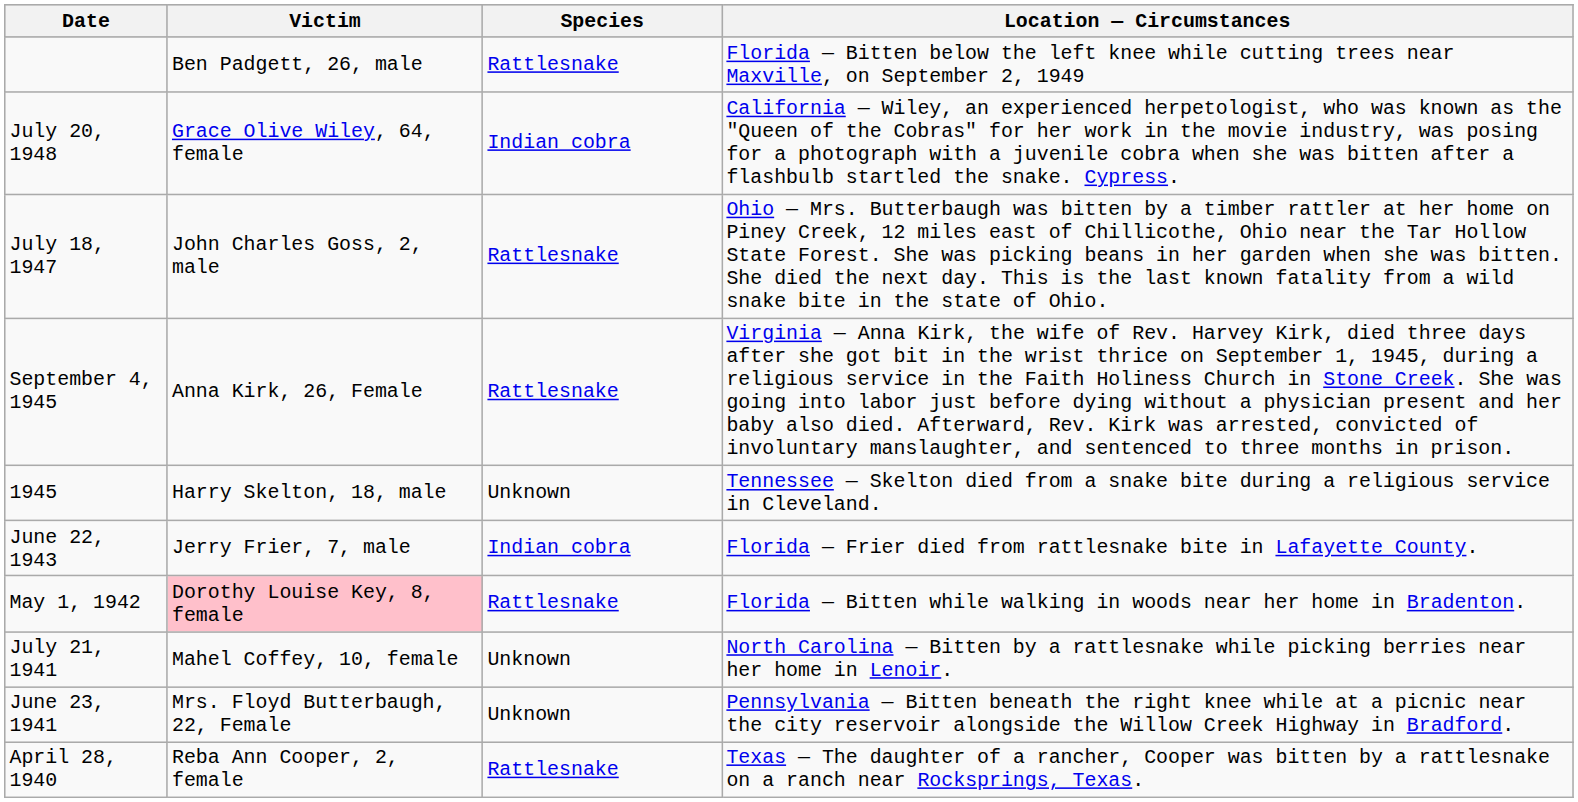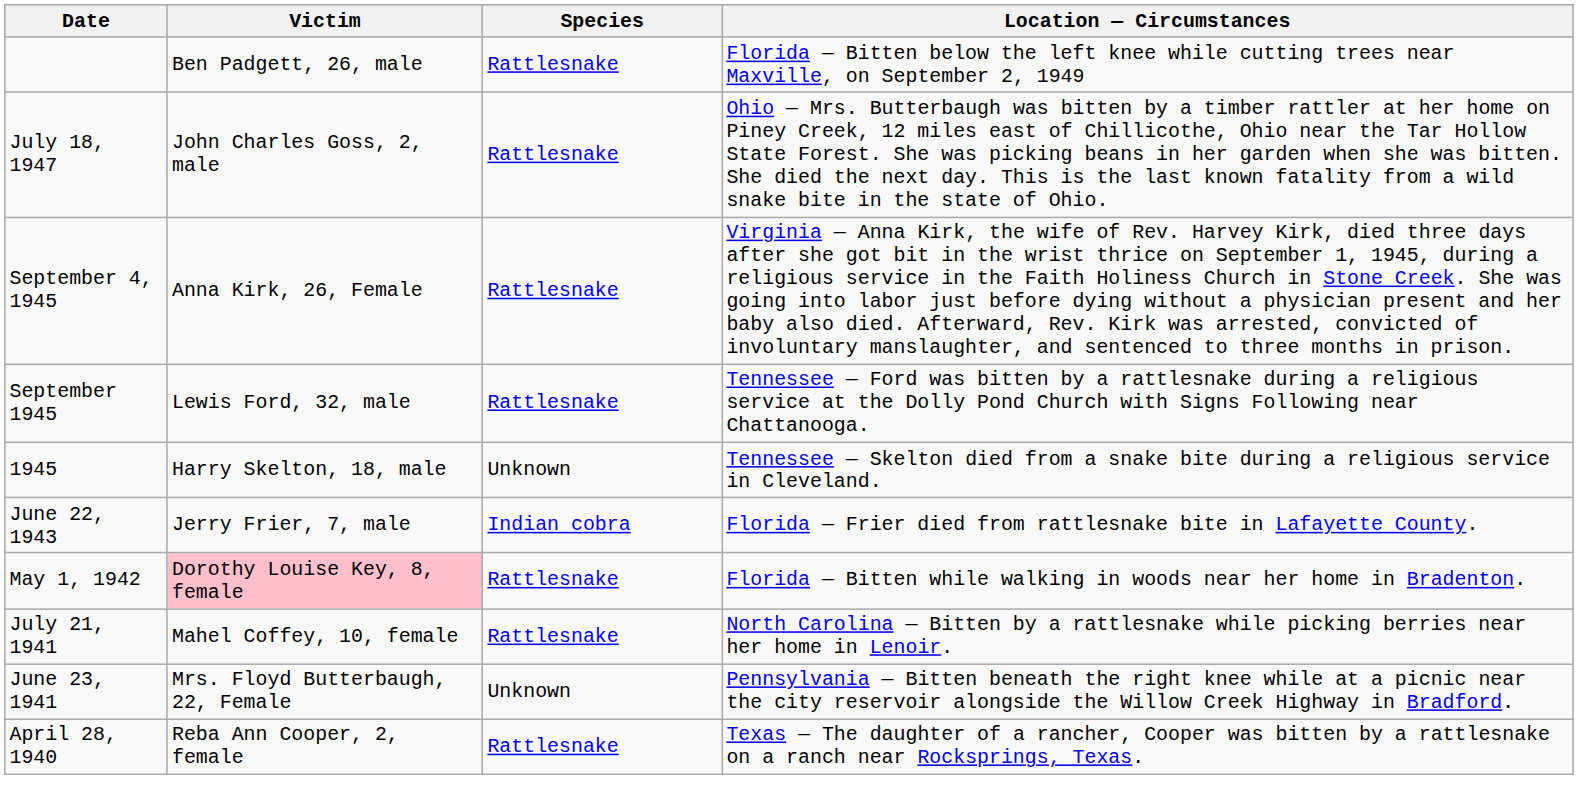- row: (57, 143)
+ row: (63, 403)
(529, 659) Unknown -> (553, 636) Rattlesnake
